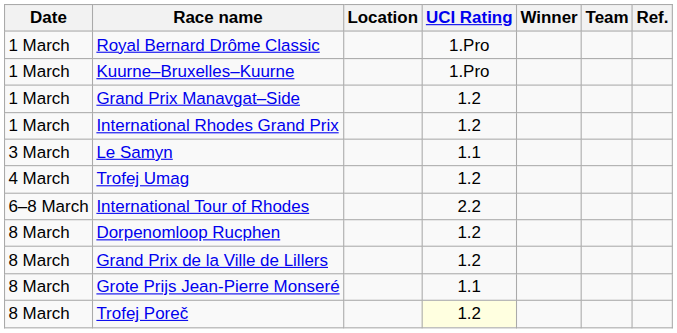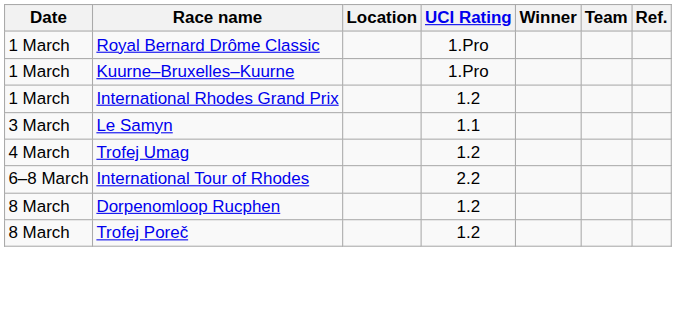- row: (198, 98)
- row: (212, 260)
- row: (218, 286)
(469, 313) lightyellow background -> (468, 233) no background
